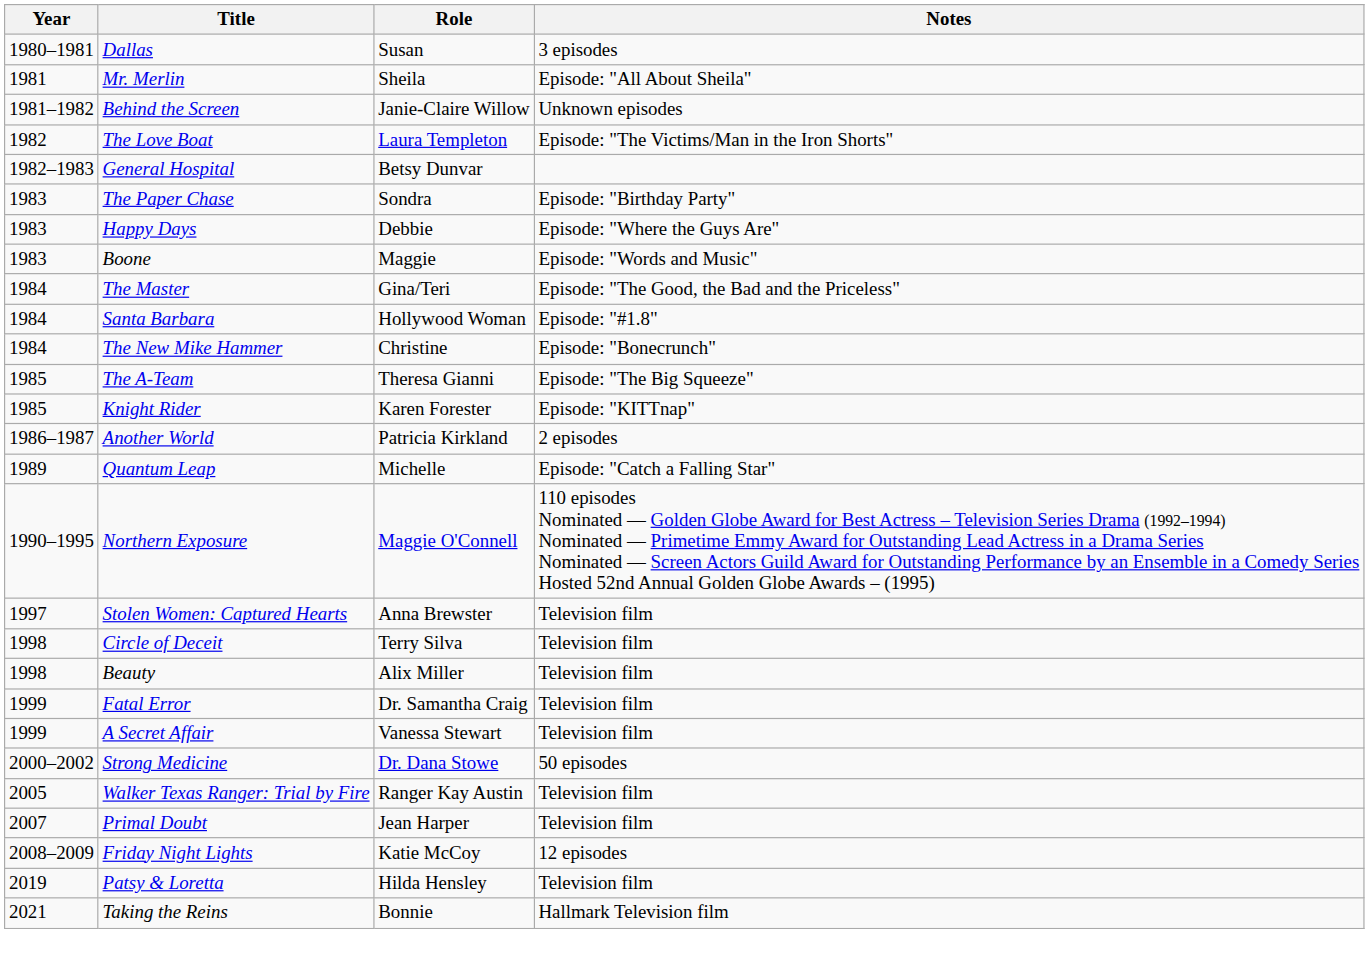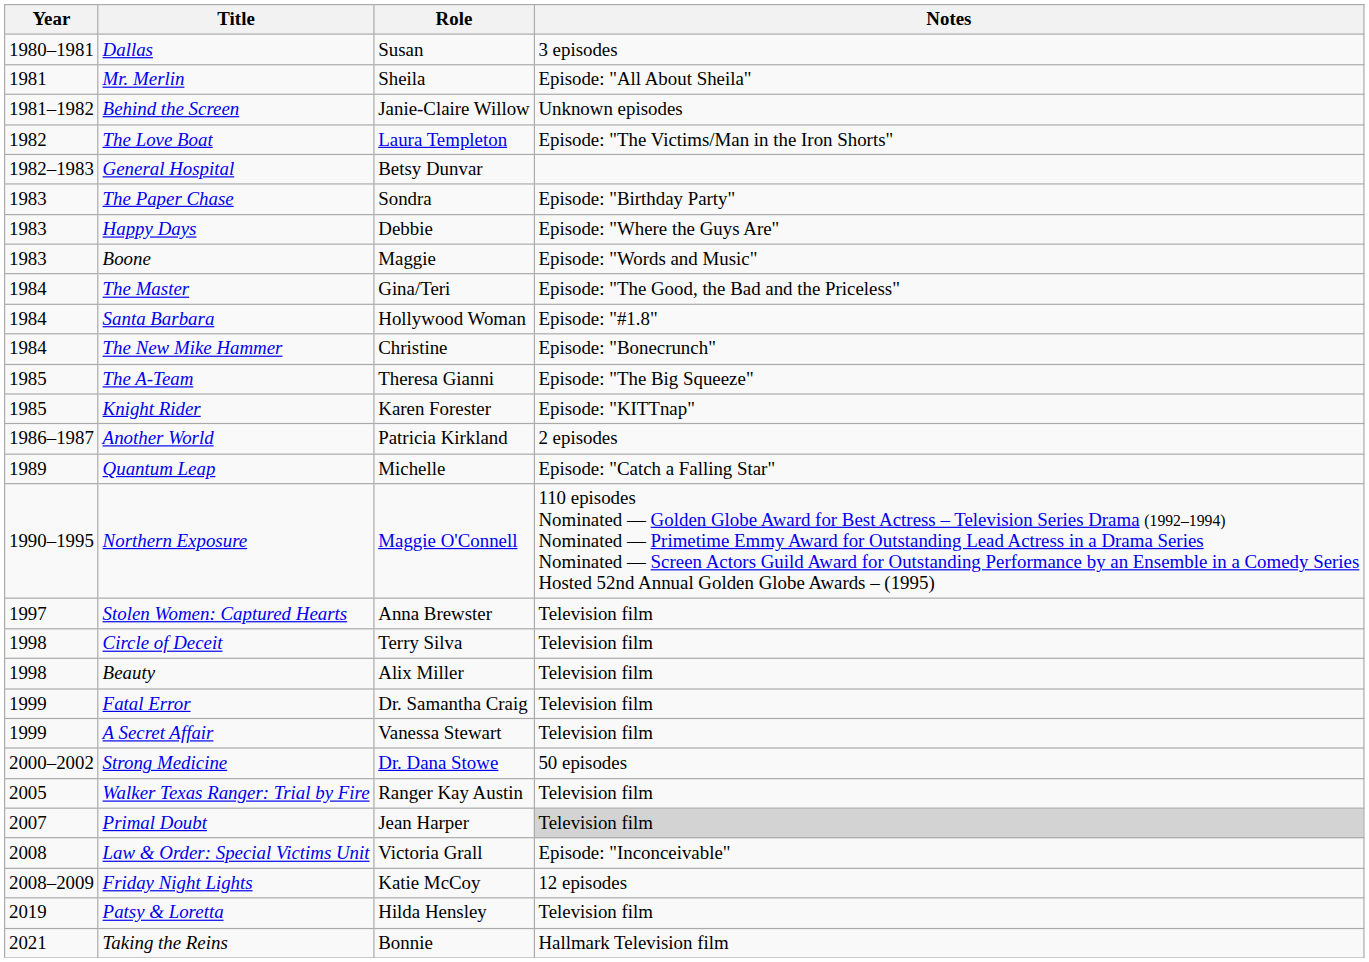(596, 823) no background -> (596, 823) lightgrey background
+ row: (236, 852)
